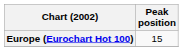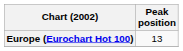(157, 38) 15 -> (157, 38) 13
